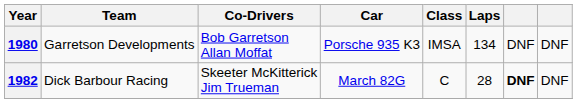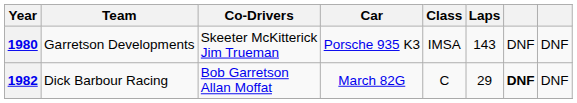(245, 44) Bob Garretson Allan Moffat -> (259, 44) Skeeter McKitterick Jim Trueman
(485, 44) 134 -> (485, 44) 143
(259, 81) Skeeter McKitterick Jim Trueman -> (245, 81) Bob Garretson Allan Moffat
(485, 81) 28 -> (485, 81) 29
